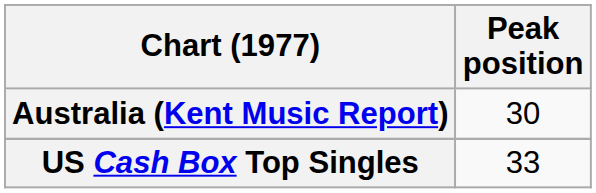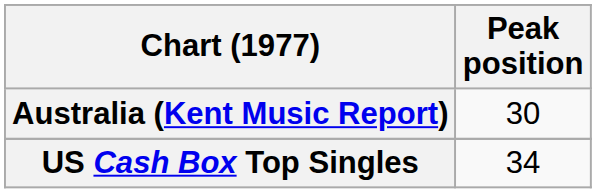(523, 162) 33 -> (523, 162) 34
